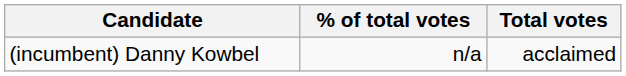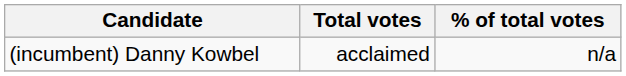columns swapped: (554, 20) <-> (393, 20)
